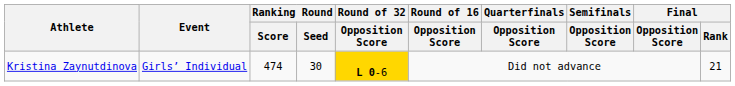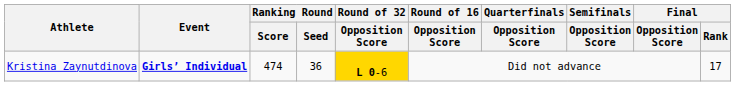(195, 66) normal -> (195, 66) bold
(316, 66) 30 -> (316, 66) 36
(716, 66) 21 -> (716, 66) 17
